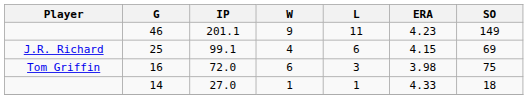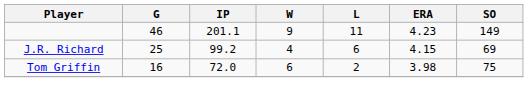(223, 49) 99.1 -> (223, 49) 99.2
(356, 67) 3 -> (356, 67) 2
- row: (156, 85)
